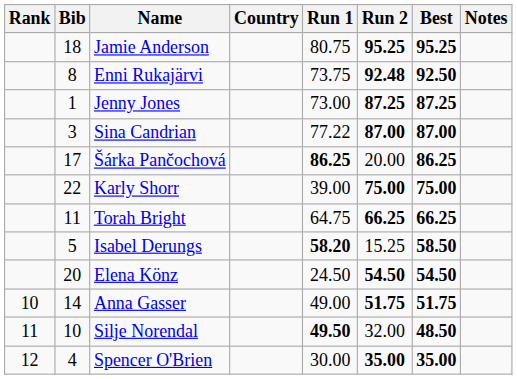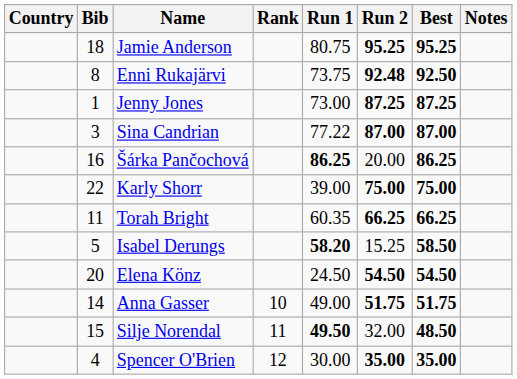columns swapped: (30, 18) <-> (266, 18)
(72, 160) 17 -> (95, 160) 16
(330, 217) 64.75 -> (330, 217) 60.35
(72, 331) 10 -> (95, 331) 15
